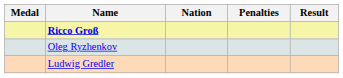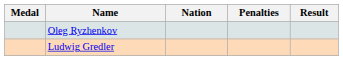- row: (73, 30)
